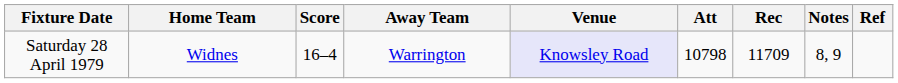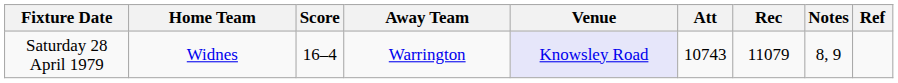(705, 54) 10798 -> (705, 54) 10743
(769, 54) 11709 -> (769, 54) 11079
